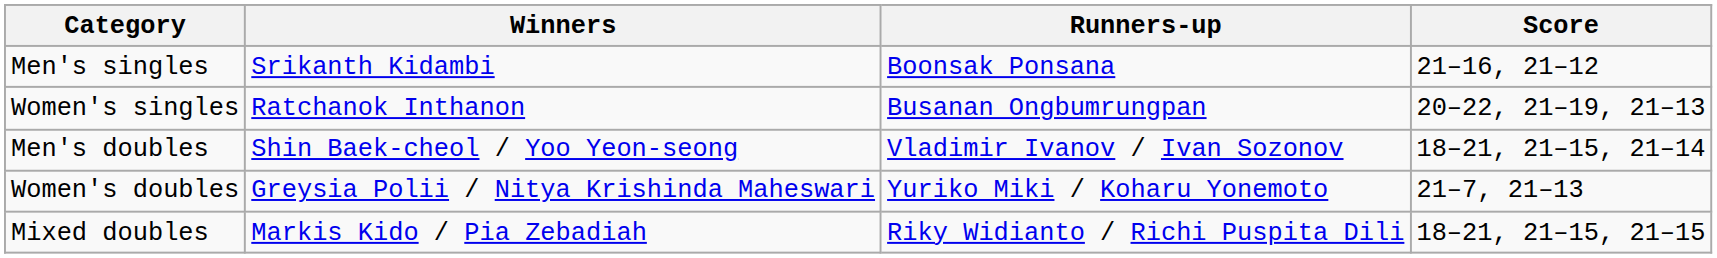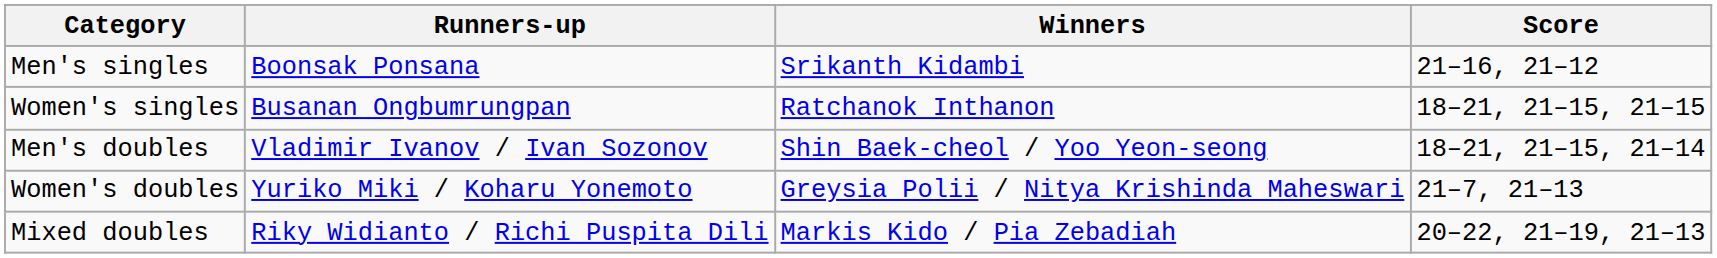columns swapped: (563, 26) <-> (1146, 26)
(1561, 108) 20–22, 21–19, 21–13 -> (1561, 108) 18–21, 21–15, 21–15
(1561, 232) 18–21, 21–15, 21–15 -> (1561, 232) 20–22, 21–19, 21–13
